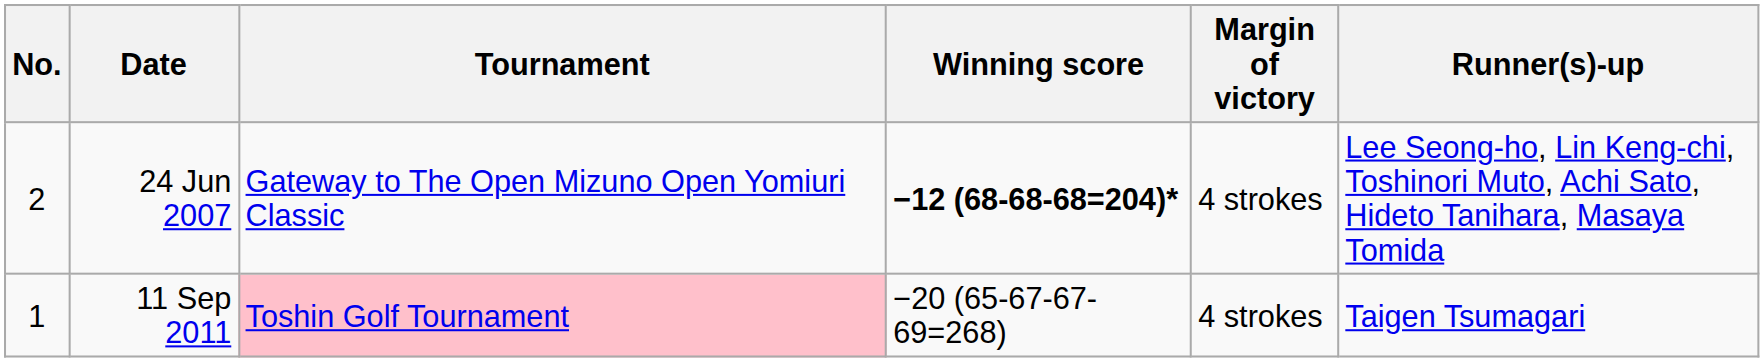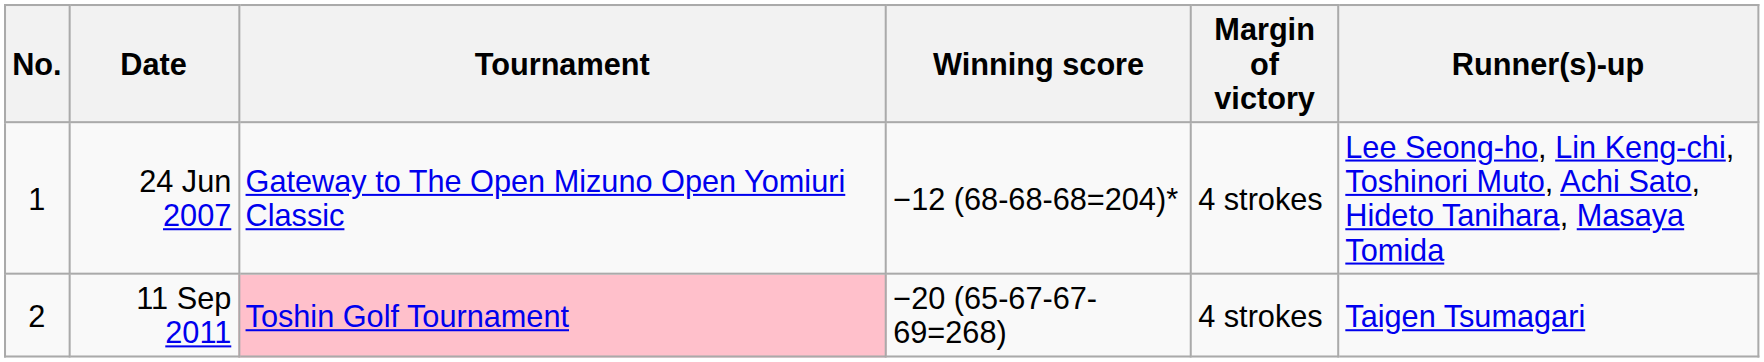(37, 198) 2 -> (37, 198) 1
(1036, 198) bold -> (1036, 198) normal
(37, 316) 1 -> (37, 316) 2
